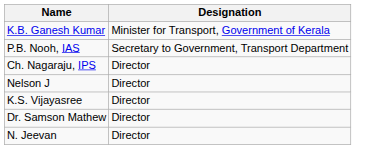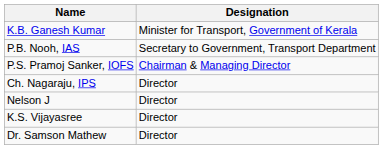+ row: (70, 65)
- row: (32, 135)
